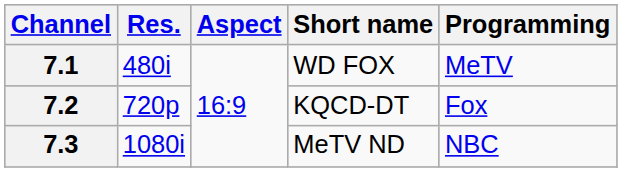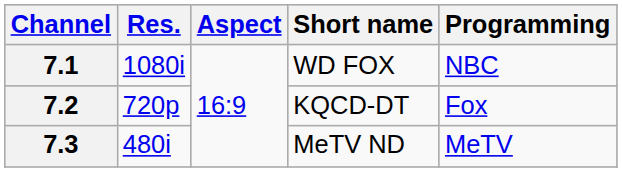(147, 65) 480i -> (154, 65) 1080i
(479, 65) MeTV -> (472, 65) NBC
(154, 145) 1080i -> (147, 145) 480i
(472, 145) NBC -> (479, 145) MeTV
